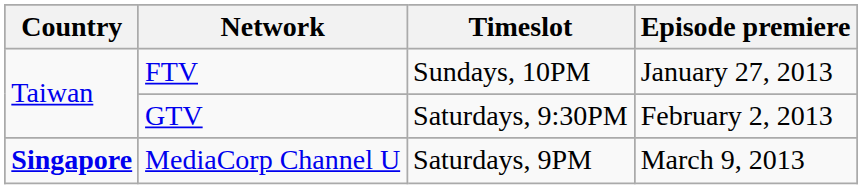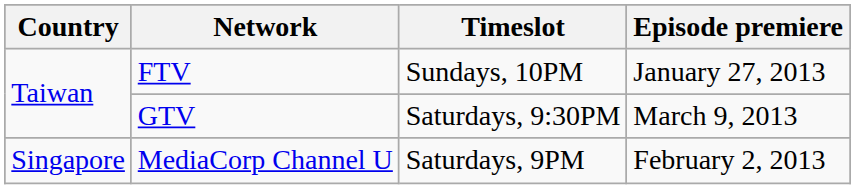(737, 115) February 2, 2013 -> (715, 115) March 9, 2013
(72, 159) bold -> (68, 159) normal
(723, 159) March 9, 2013 -> (729, 159) February 2, 2013
